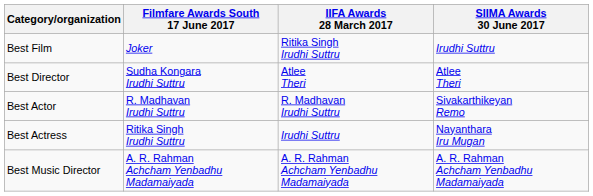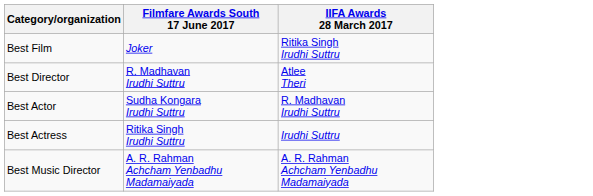- column: (511, 19)
(163, 77) Sudha Kongara Irudhi Suttru -> (158, 77) R. Madhavan Irudhi Suttru
(158, 106) R. Madhavan Irudhi Suttru -> (163, 106) Sudha Kongara Irudhi Suttru
